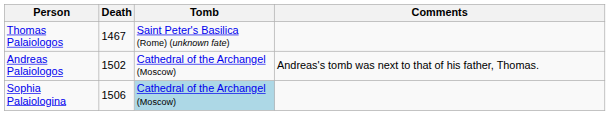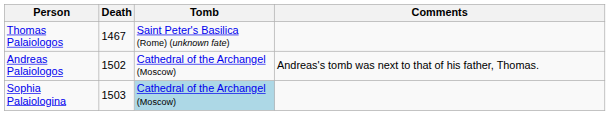(114, 95) 1506 -> (114, 95) 1503
